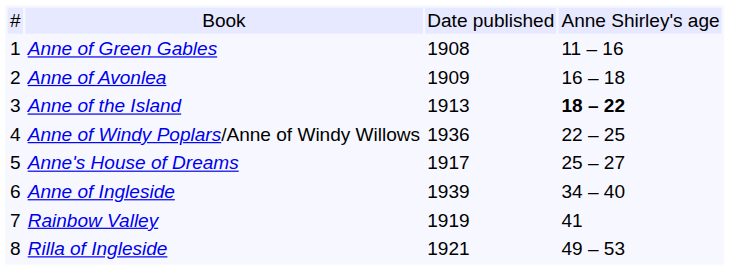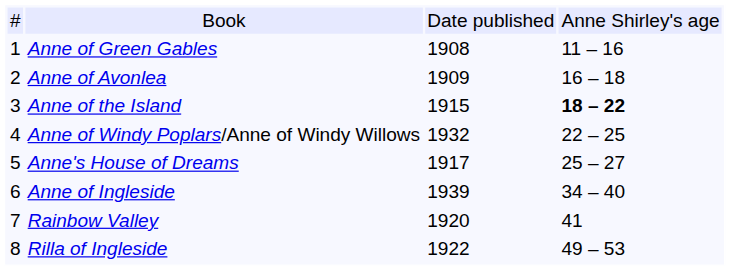(448, 106) 1913 -> (448, 106) 1915
(448, 134) 1936 -> (448, 134) 1932
(448, 220) 1919 -> (448, 220) 1920
(448, 249) 1921 -> (448, 249) 1922
